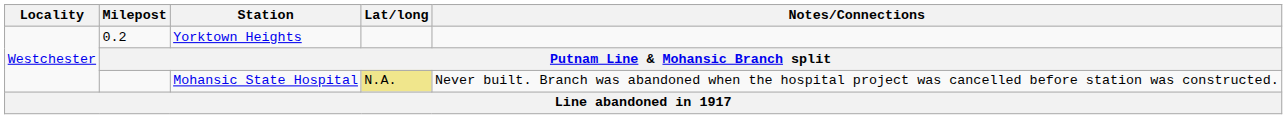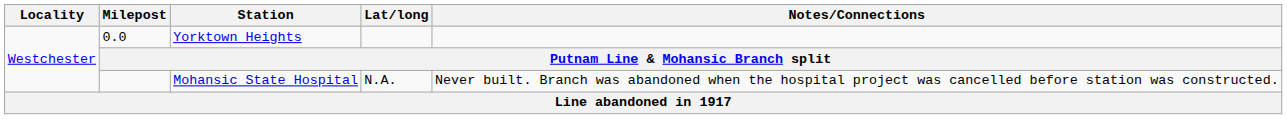(115, 37) 0.2 -> (115, 37) 0.0
(380, 81) khaki background -> (380, 81) no background
